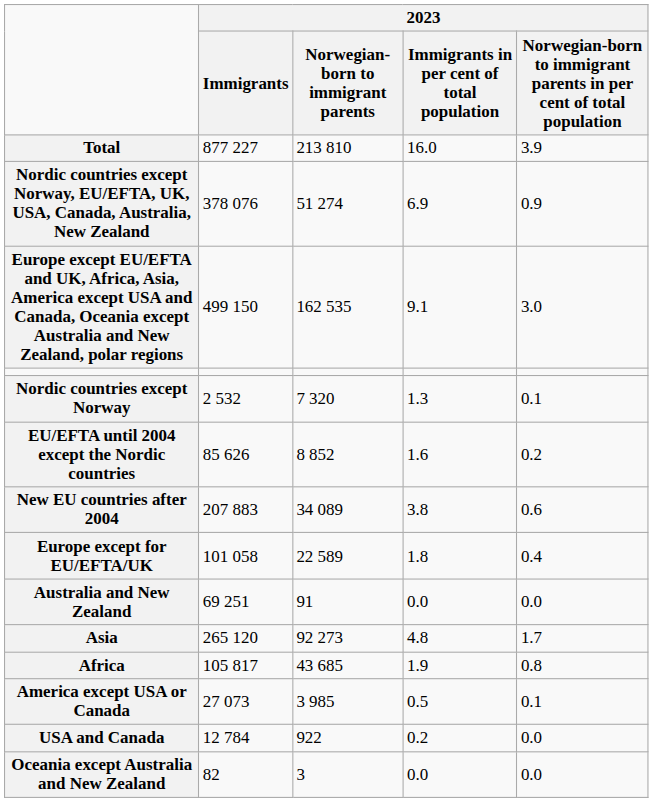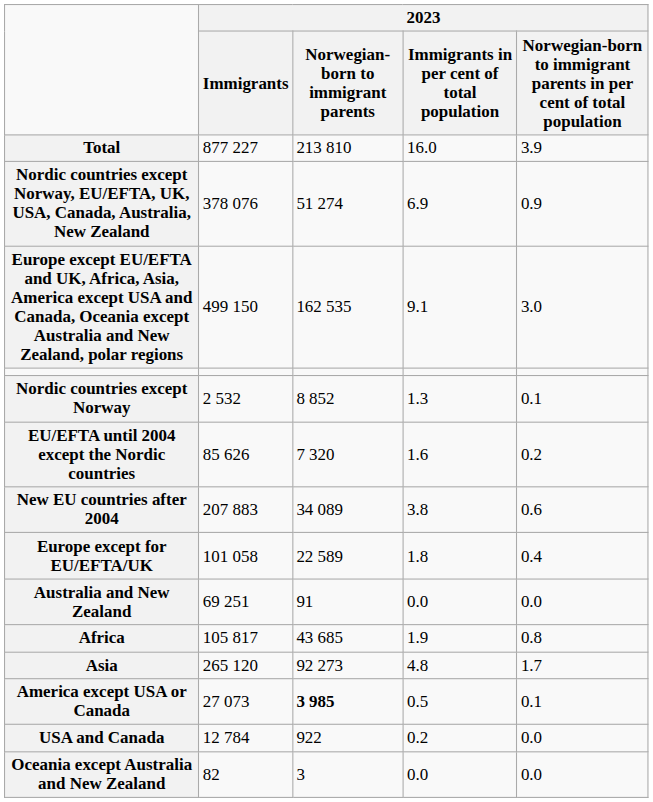(315, 398) 7 320 -> (315, 398) 8 852
(315, 454) 8 852 -> (315, 454) 7 320
rows swapped: (102, 638) <-> (102, 665)
(315, 701) normal -> (315, 701) bold
